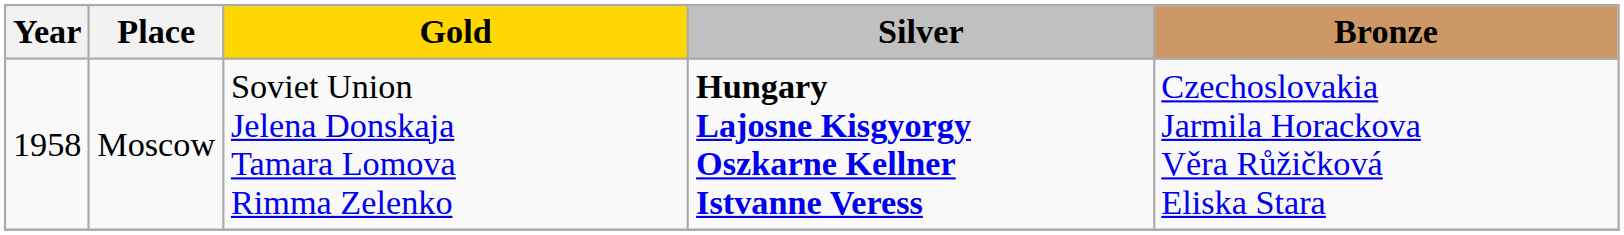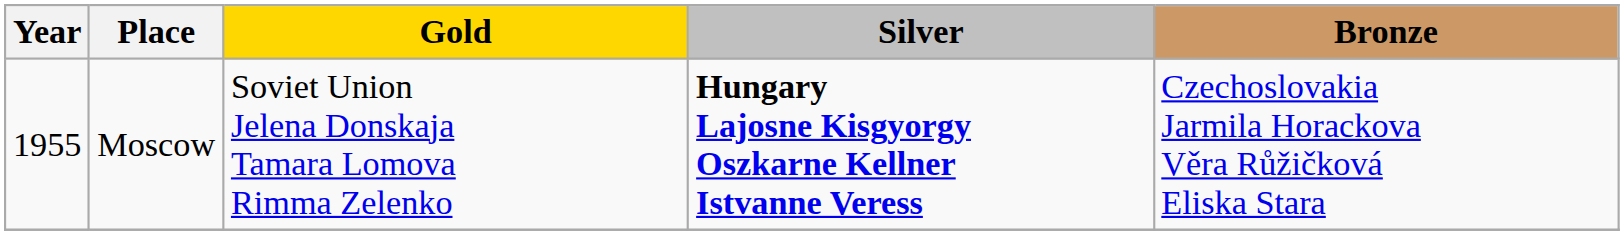(47, 143) 1958 -> (47, 143) 1955
